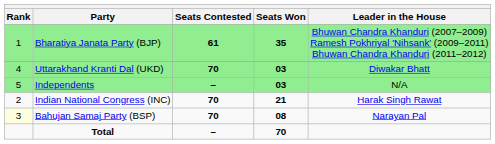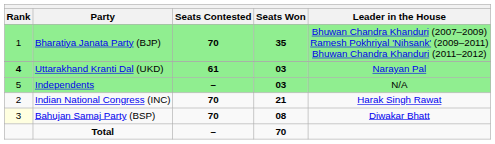(213, 43) 61 -> (213, 43) 70
(18, 69) normal -> (18, 69) bold
(213, 69) 70 -> (213, 69) 61
(399, 69) Diwakar Bhatt -> (399, 69) Narayan Pal
(399, 116) Narayan Pal -> (399, 116) Diwakar Bhatt
